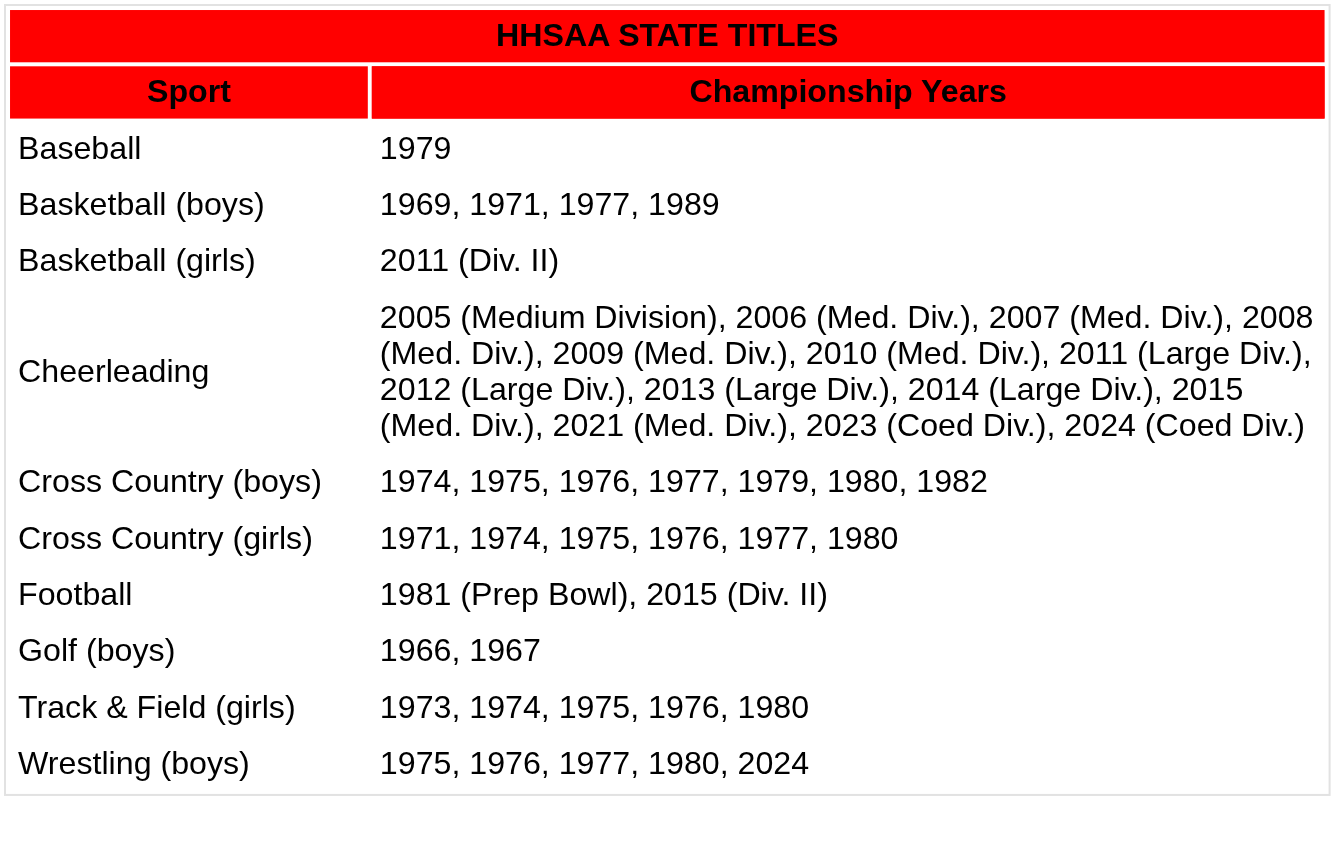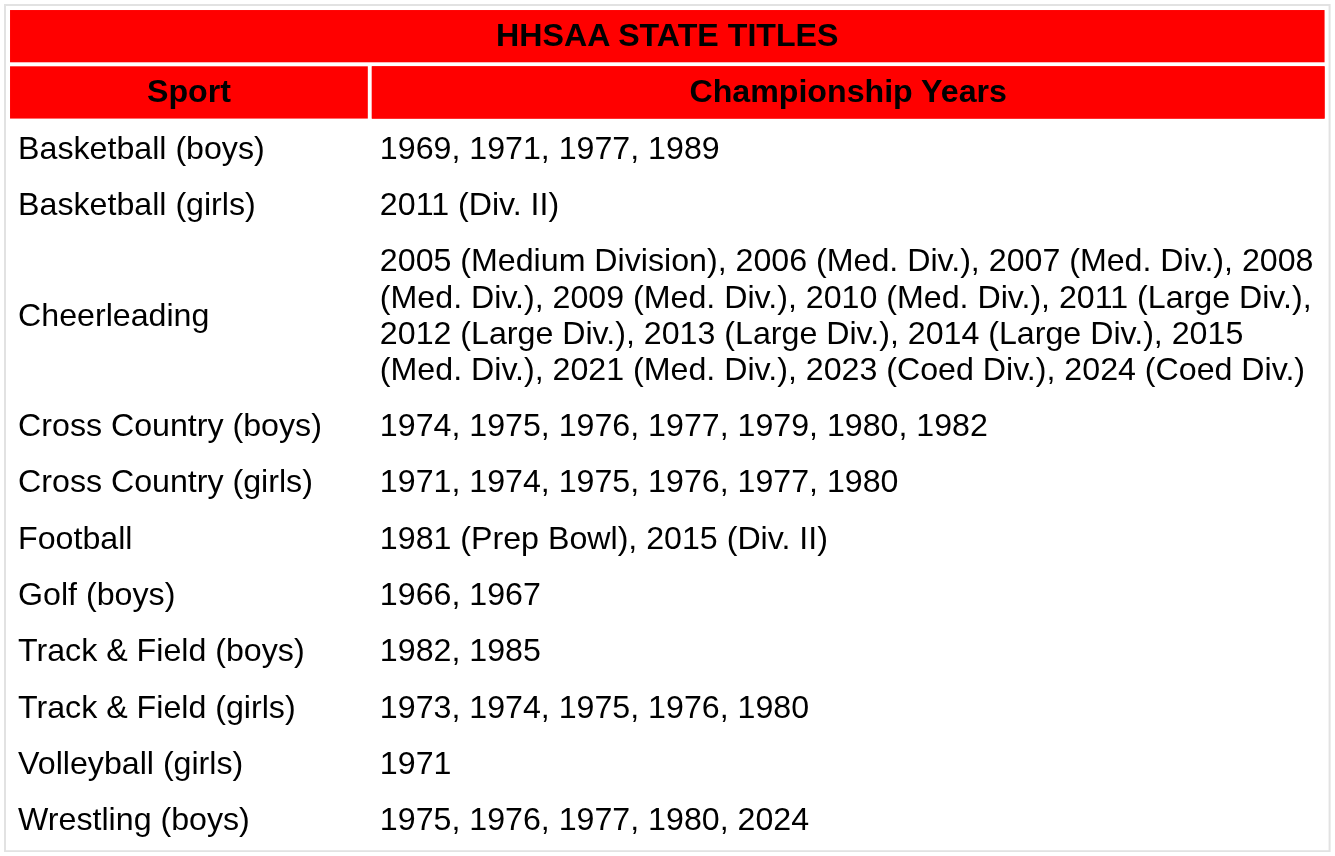- row: (80, 148)
+ row: (161, 650)
+ row: (131, 763)
